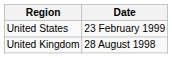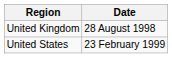rows swapped: (43, 45) <-> (37, 28)
